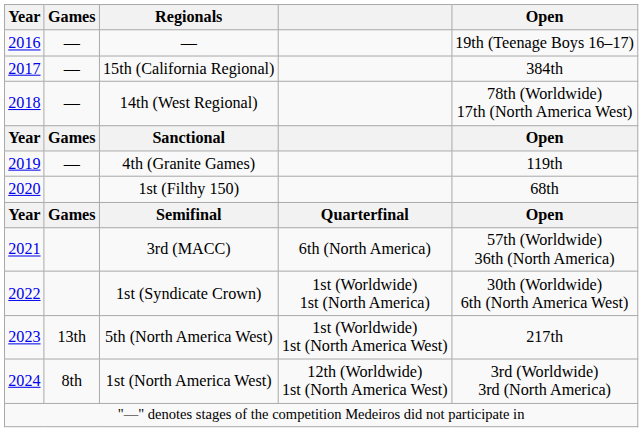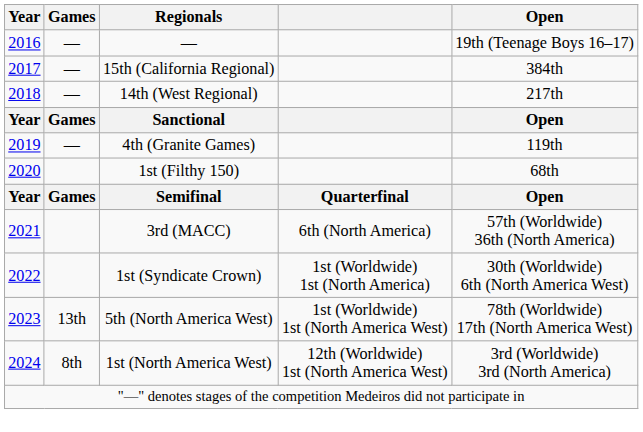(545, 103) 78th (Worldwide) 17th (North America West) -> (545, 94) 217th
(545, 337) 217th -> (545, 319) 78th (Worldwide) 17th (North America West)
